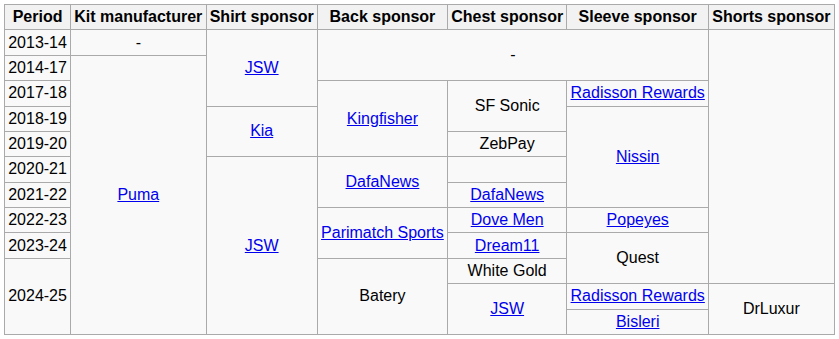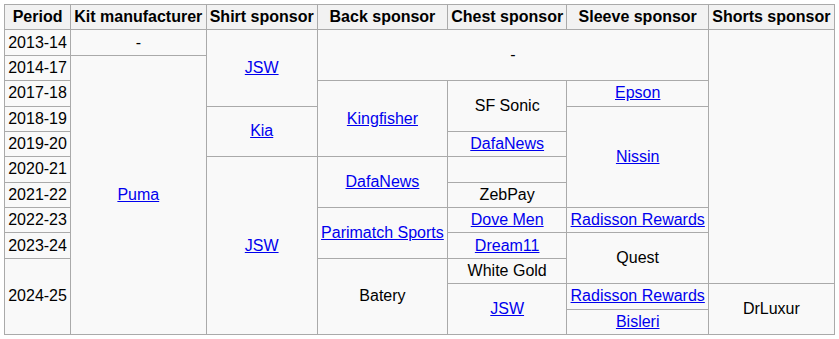(638, 93) Radisson Rewards -> (638, 93) Epson
(507, 144) ZebPay -> (507, 144) DafaNews
(507, 194) DafaNews -> (507, 194) ZebPay
(638, 220) Popeyes -> (638, 220) Radisson Rewards
